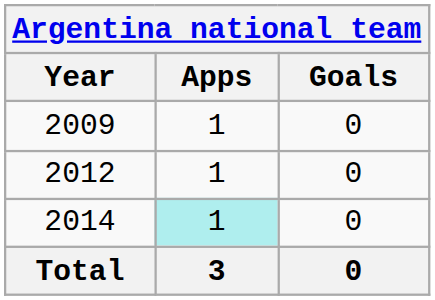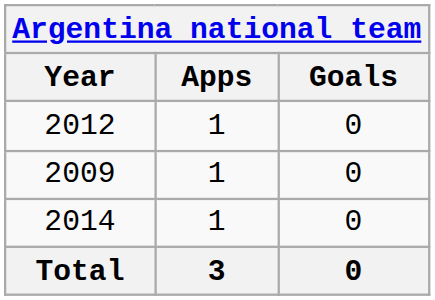rows swapped: (80, 126) <-> (80, 174)
(217, 223) paleturquoise background -> (217, 223) no background
